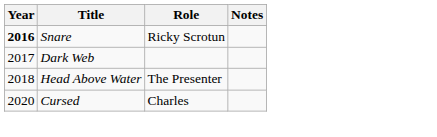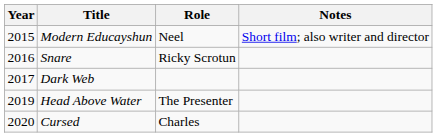+ row: (96, 36)
(21, 36) bold -> (21, 57) normal
(21, 79) 2018 -> (21, 100) 2019
